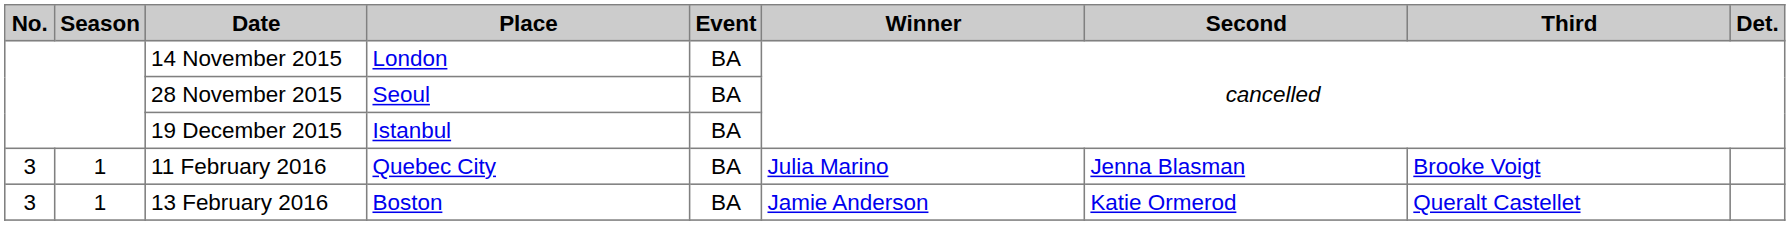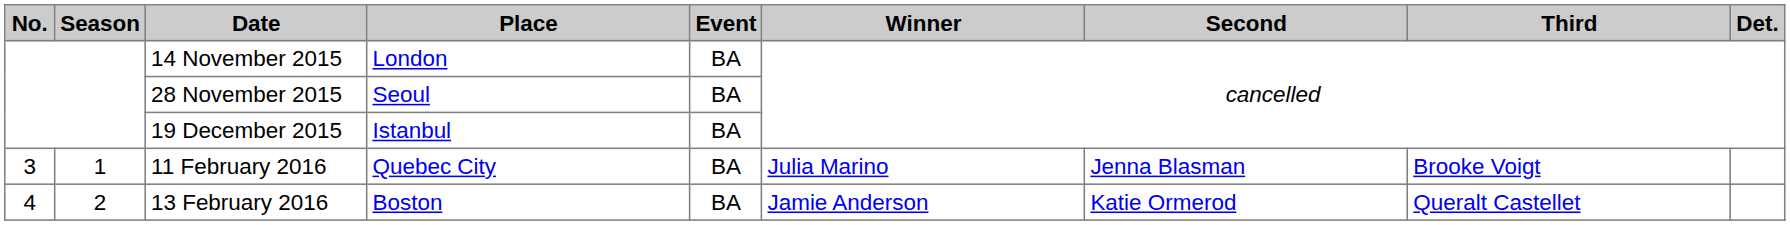(30, 202) 3 -> (30, 202) 4
(100, 202) 1 -> (100, 202) 2
